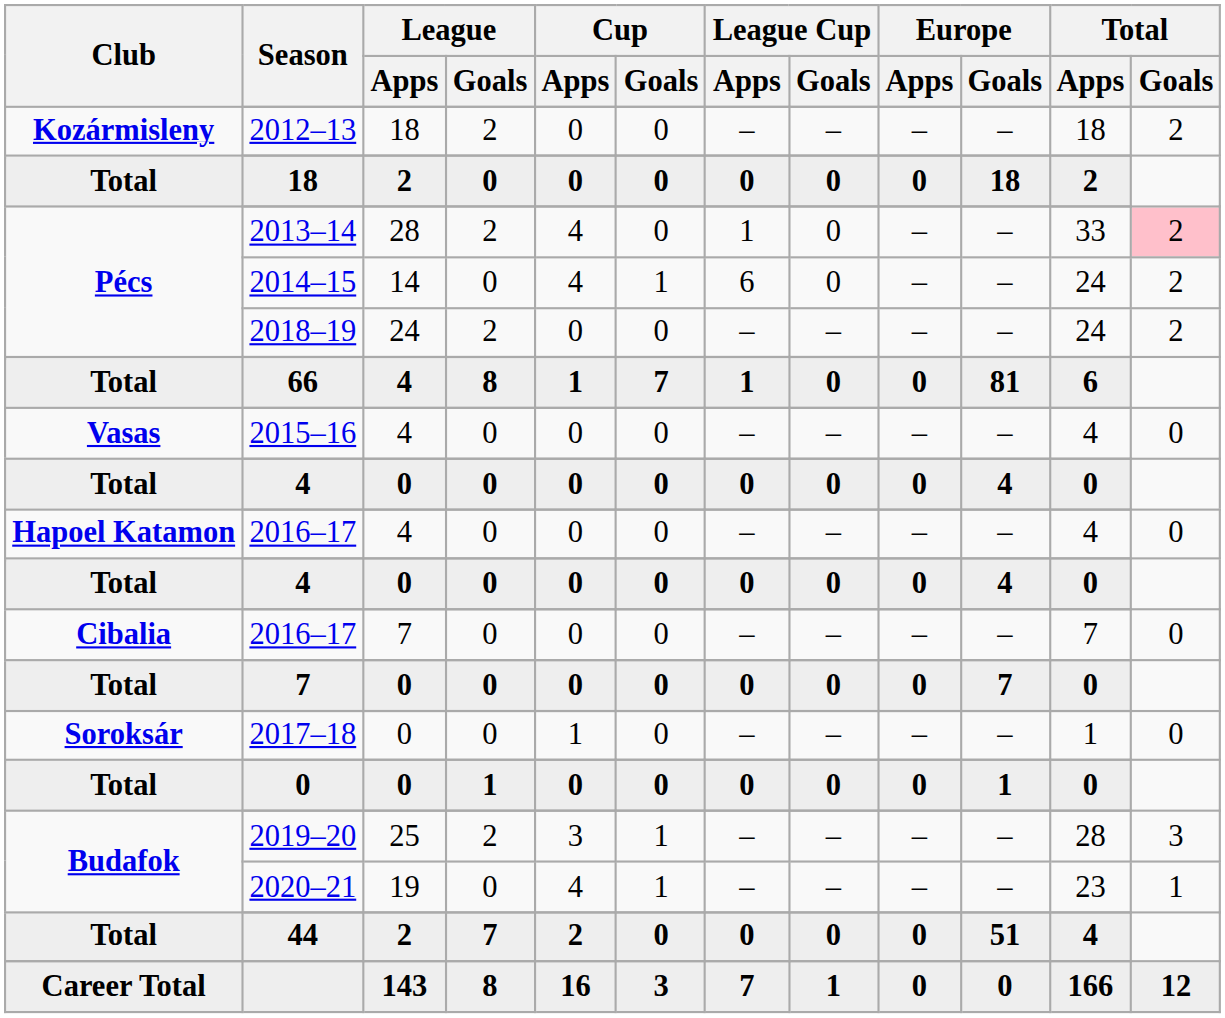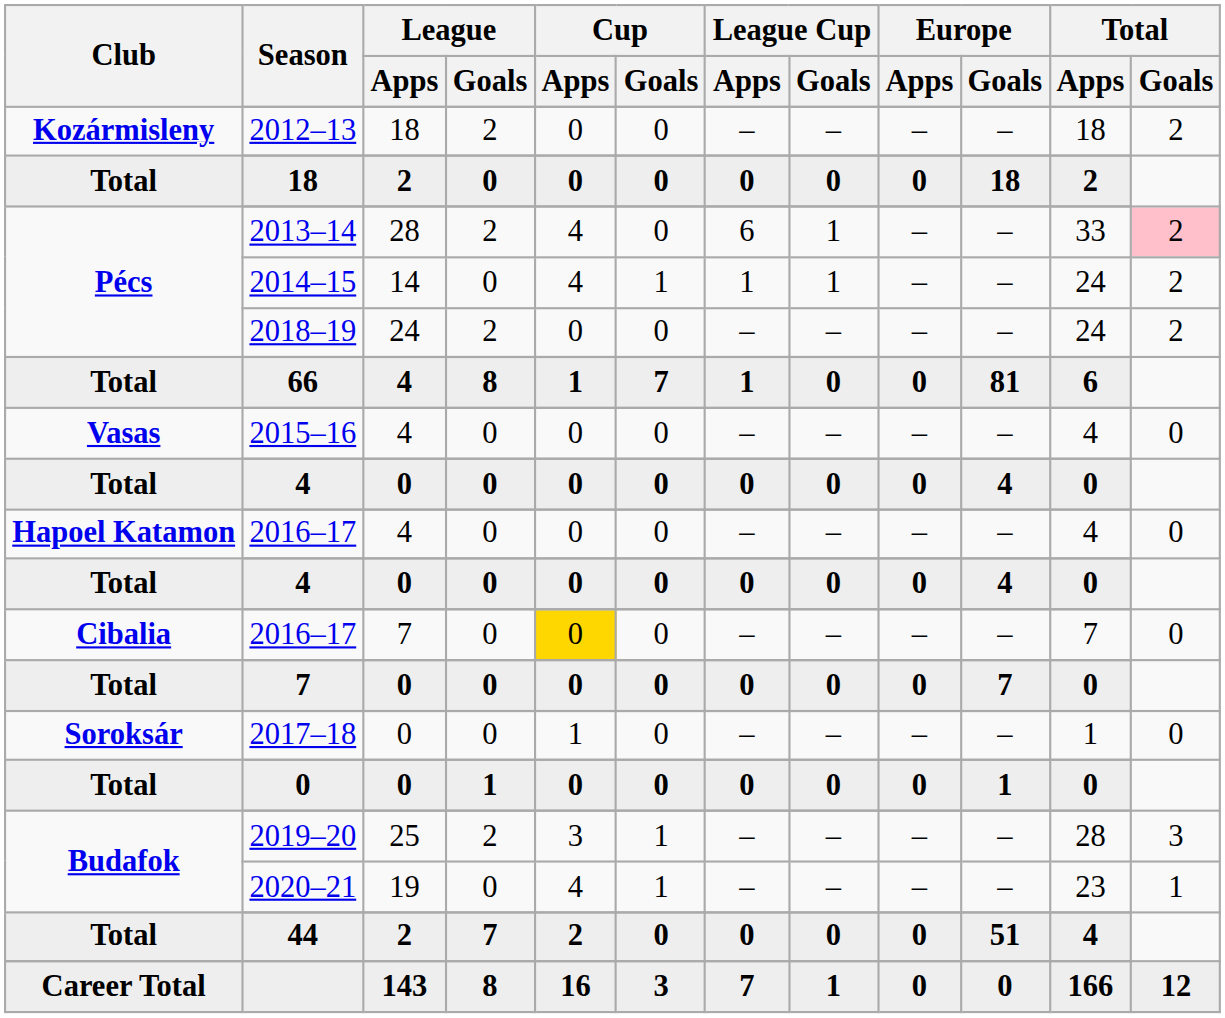(747, 231) 1 -> (747, 231) 6
(833, 231) 0 -> (833, 231) 1
(747, 281) 6 -> (747, 281) 1
(833, 281) 0 -> (833, 281) 1
(575, 634) no background -> (575, 634) gold background
